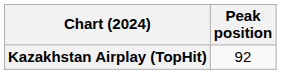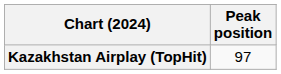(243, 57) 92 -> (243, 57) 97
